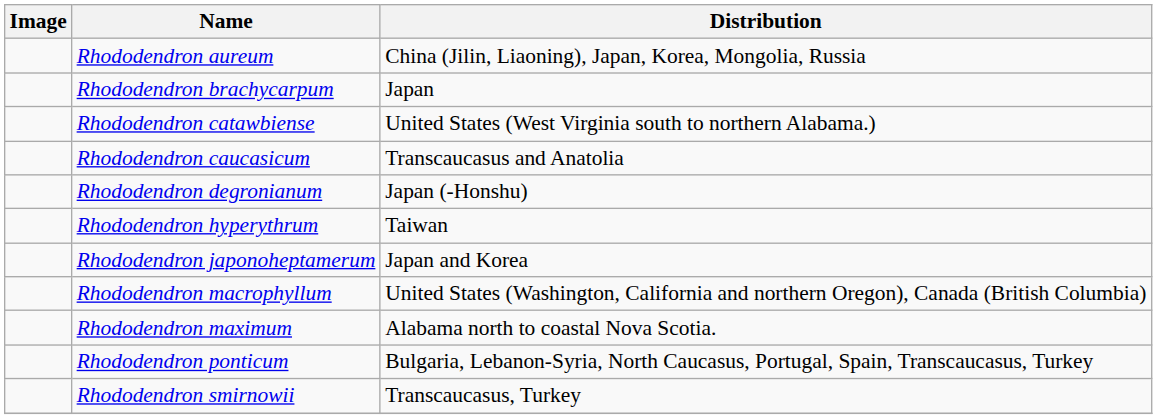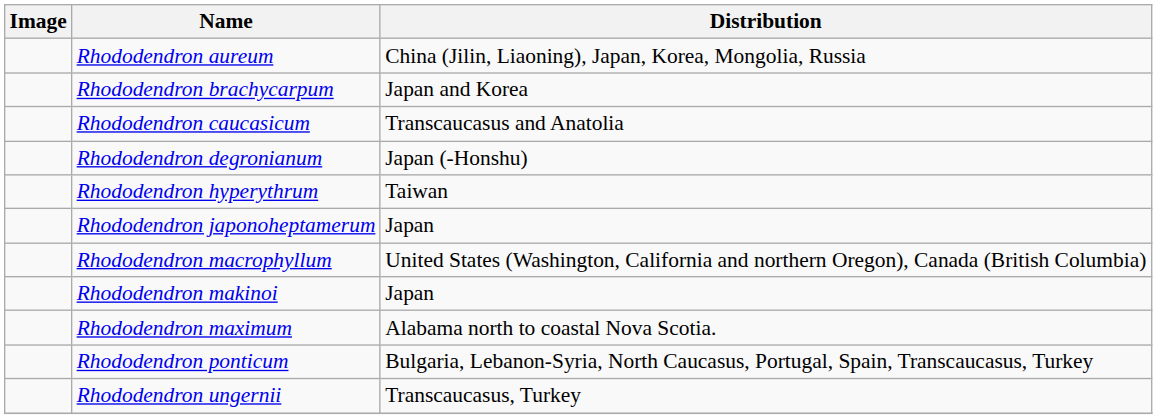(410, 89) Japan -> (457, 89) Japan and Korea
- row: (196, 123)
(457, 259) Japan and Korea -> (410, 225) Japan
+ row: (177, 293)
- row: (186, 395)
+ row: (179, 395)
